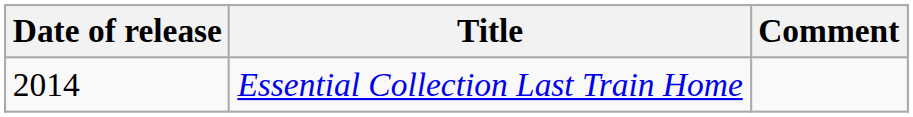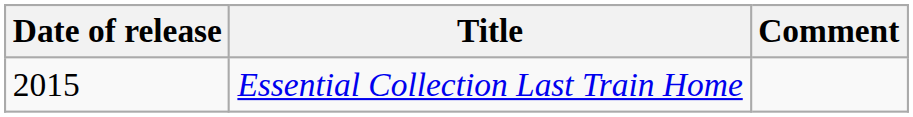(46, 84) 2014 -> (46, 84) 2015
